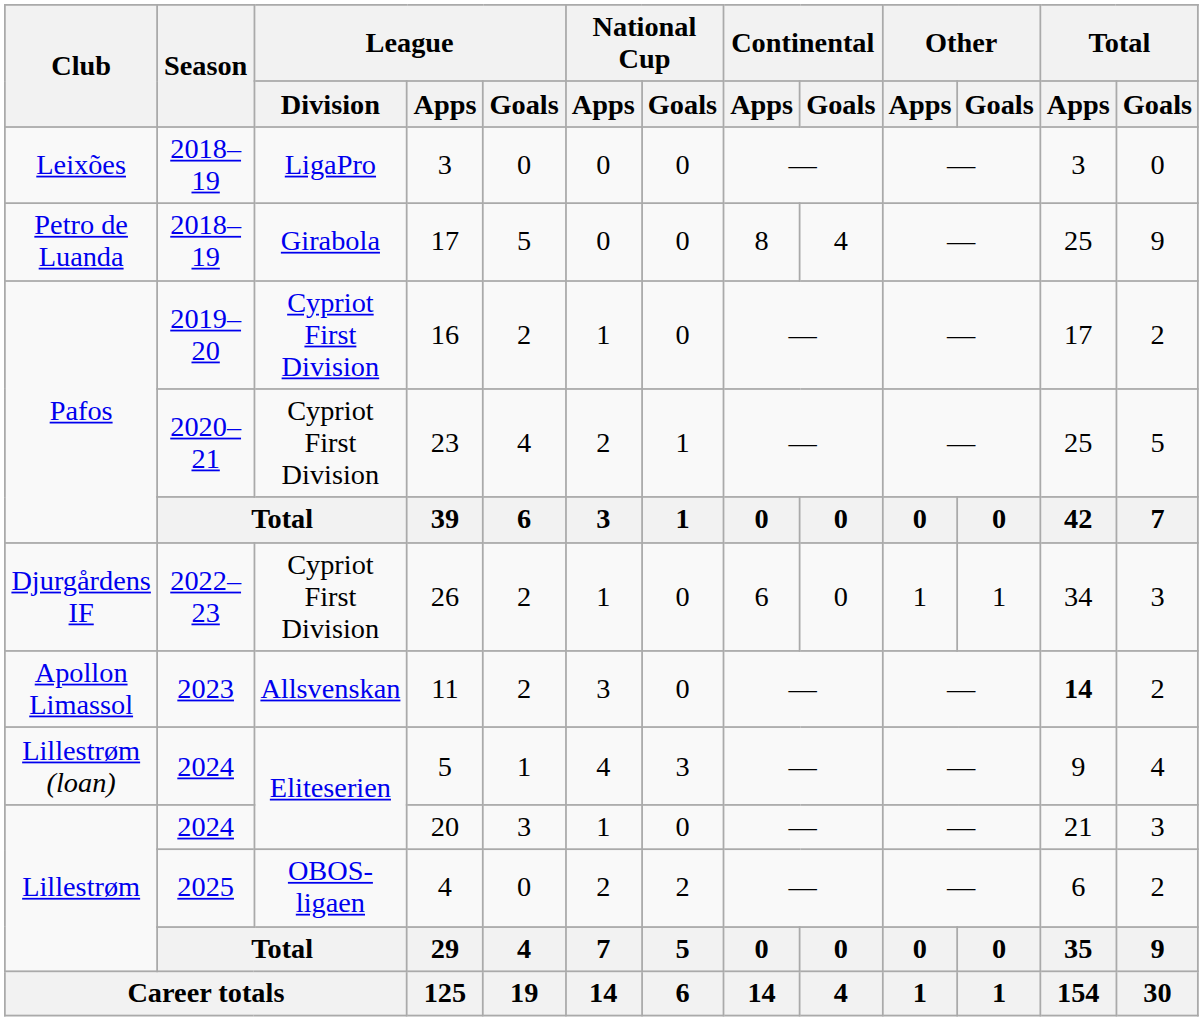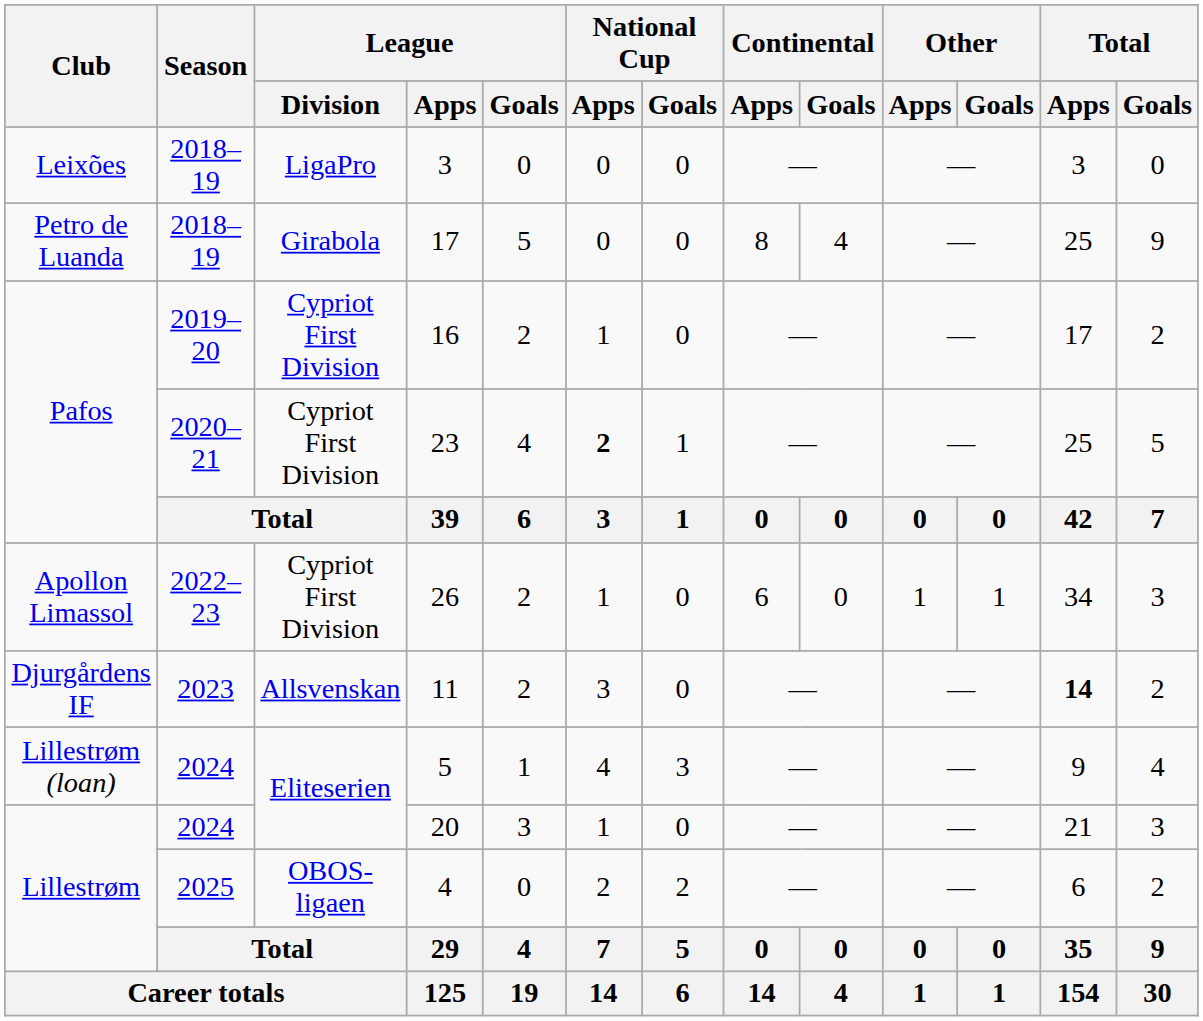(603, 442) normal -> (603, 442) bold
(81, 596) Djurgårdens IF -> (81, 596) Apollon Limassol
(81, 688) Apollon Limassol -> (81, 688) Djurgårdens IF
